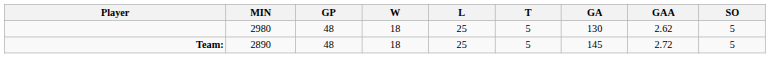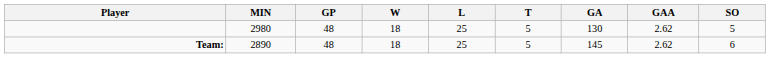(663, 45) 2.72 -> (663, 45) 2.62
(732, 45) 5 -> (732, 45) 6
